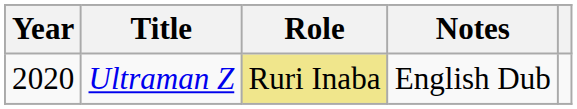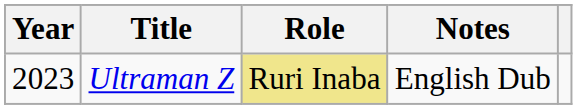(43, 78) 2020 -> (43, 78) 2023
